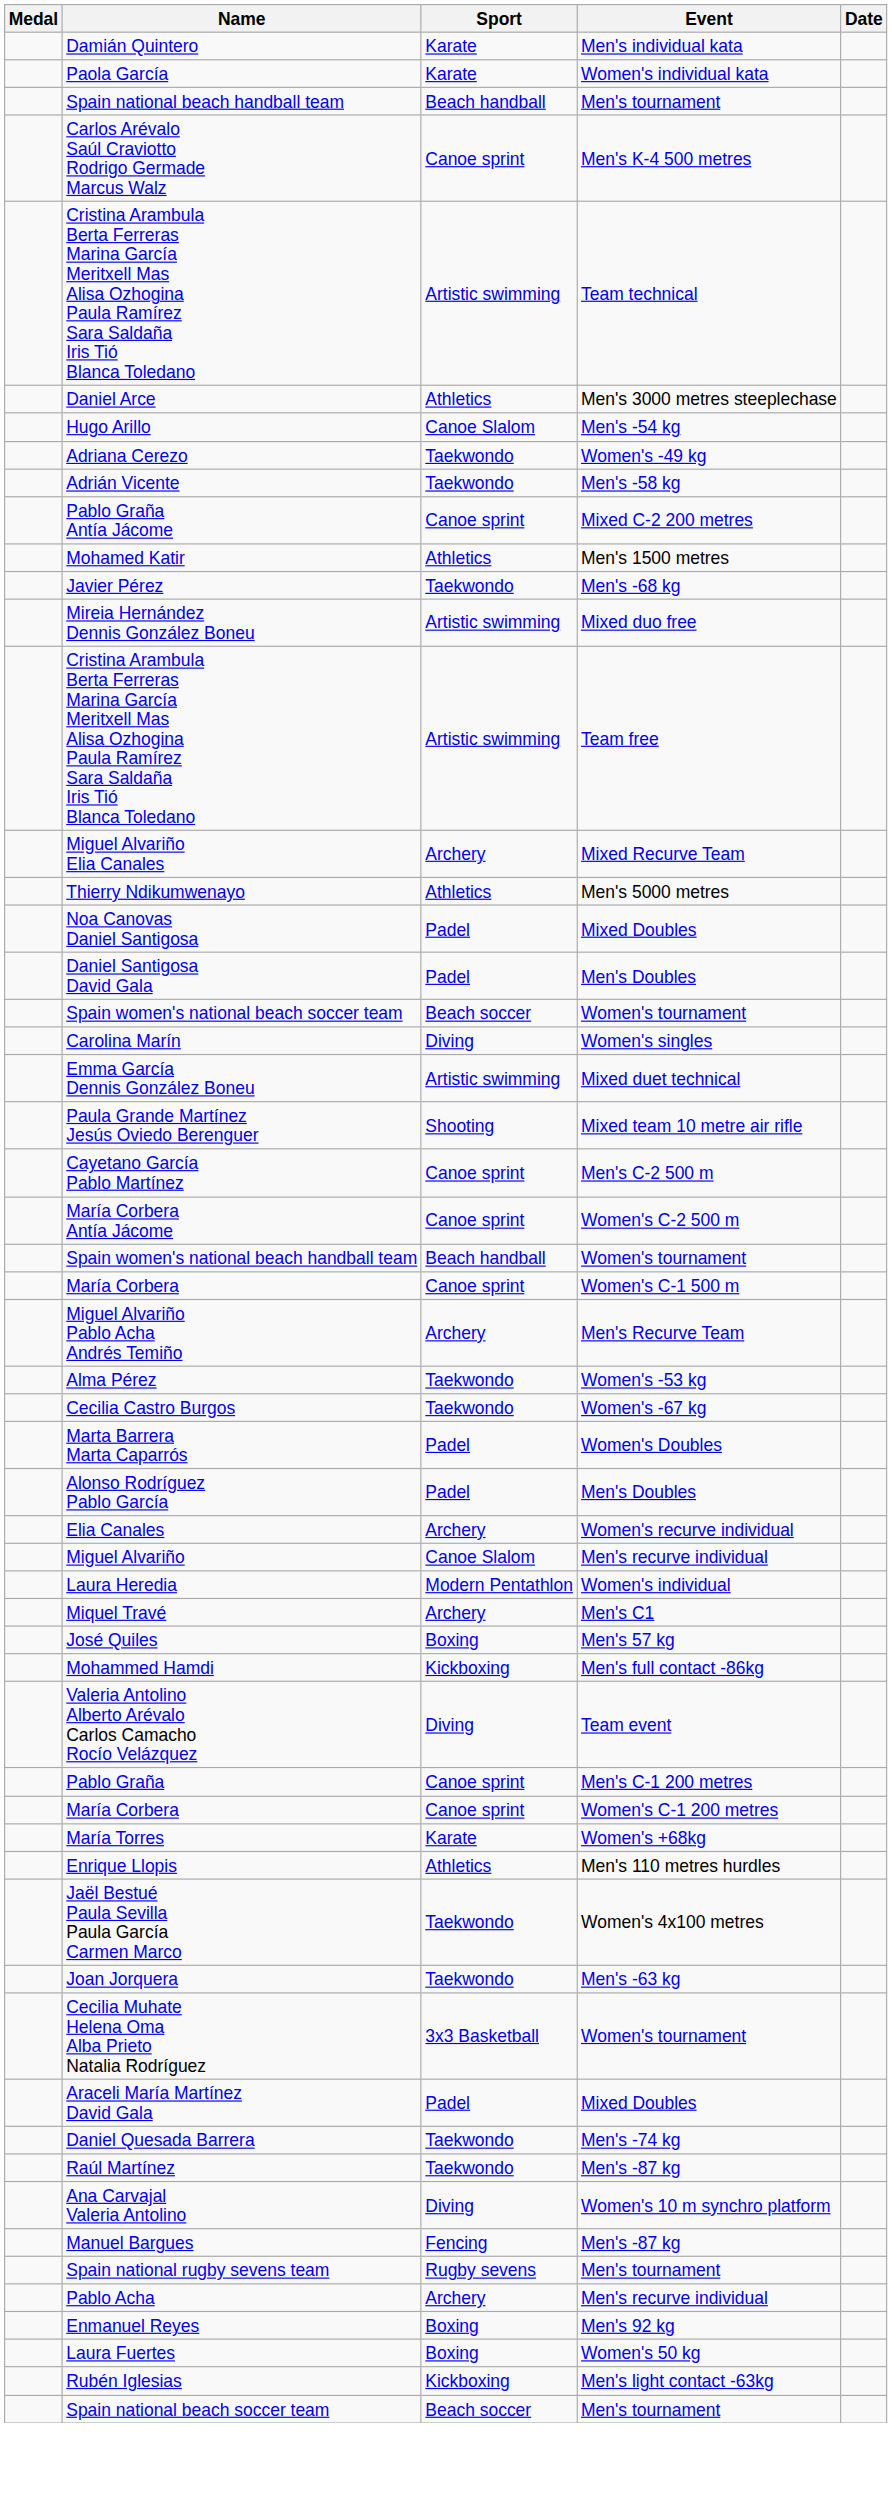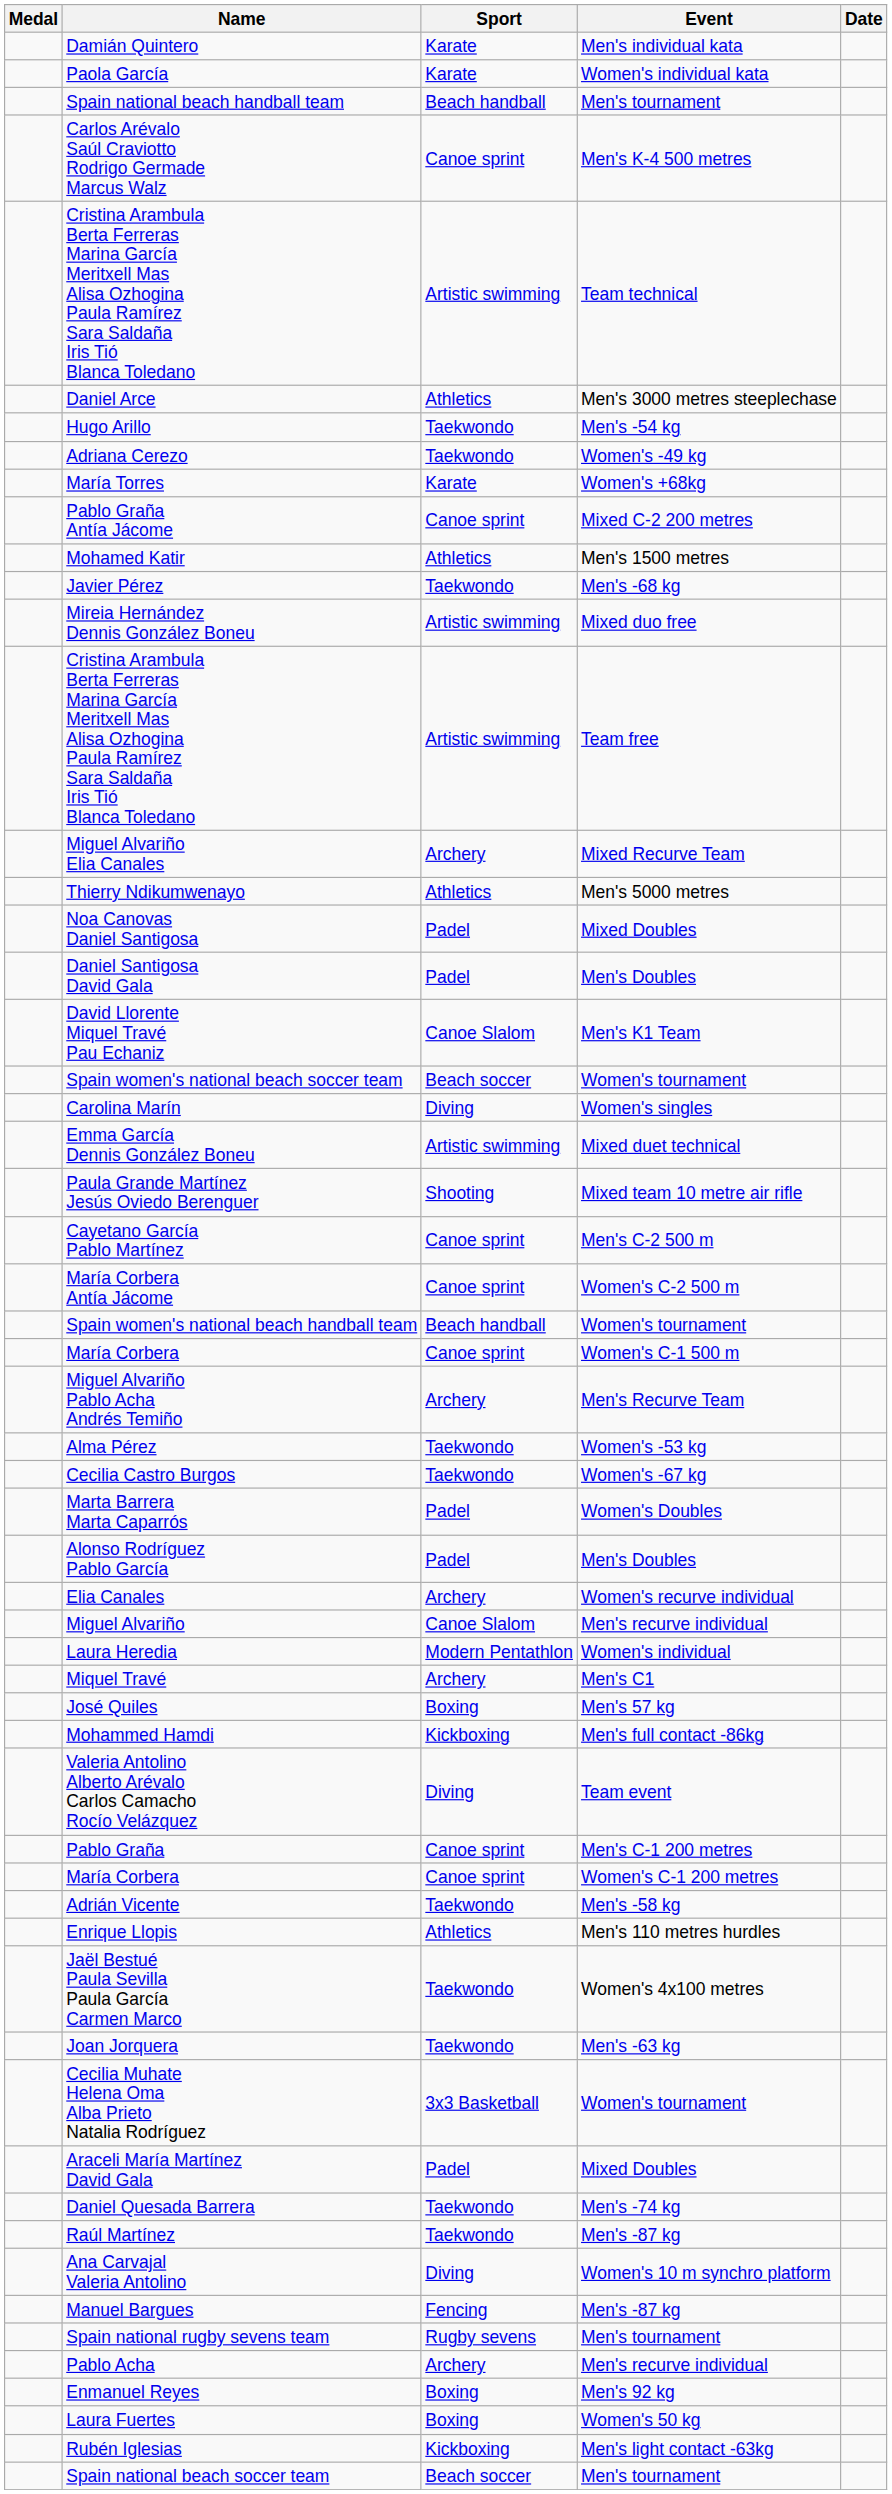(480, 427) Canoe Slalom -> (470, 427) Taekwondo
rows swapped: (123, 483) <-> (115, 1837)
+ row: (123, 1033)
